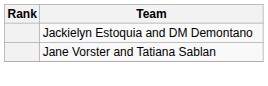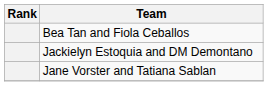+ row: (116, 33)
